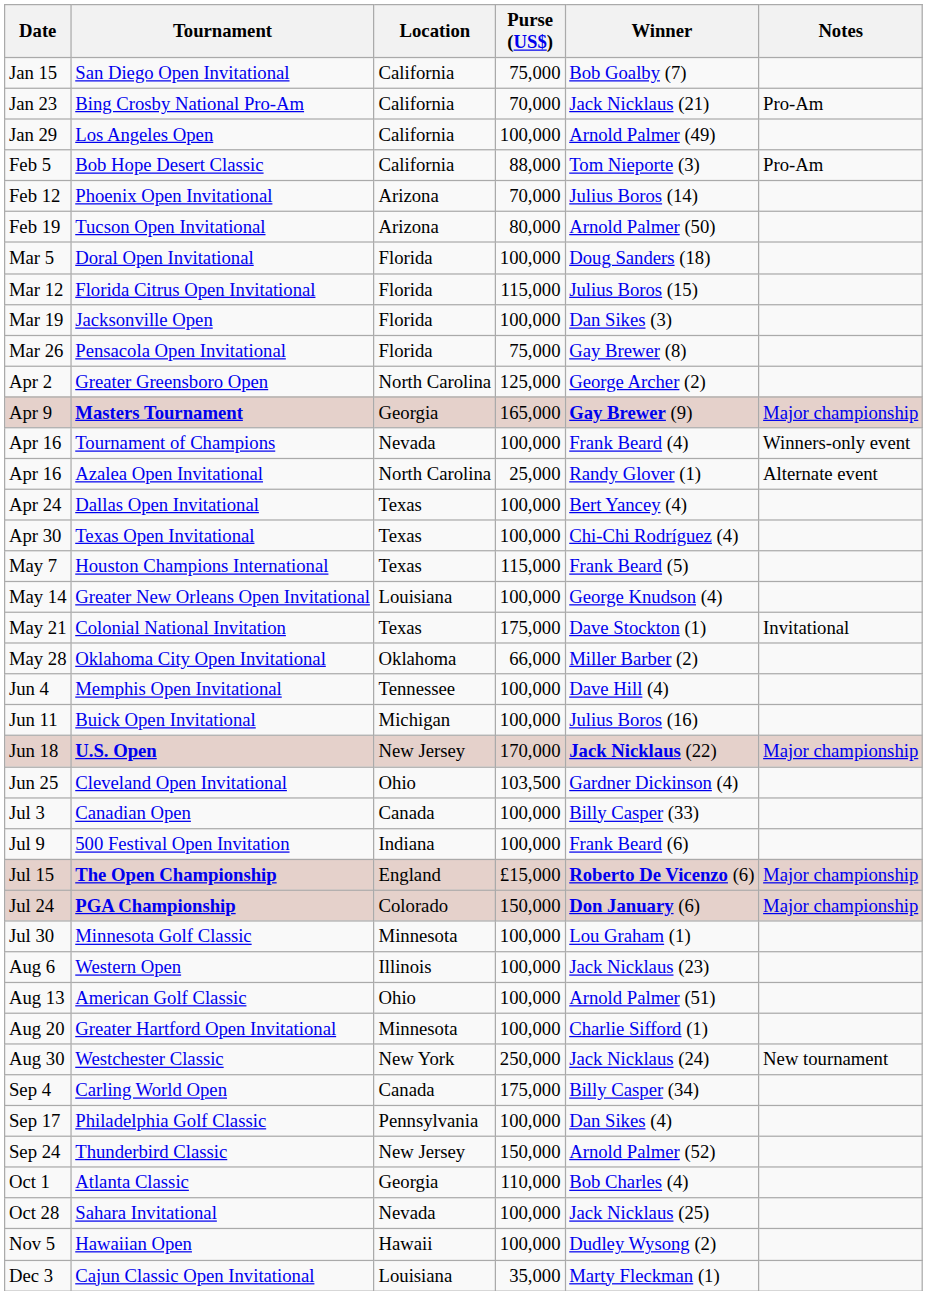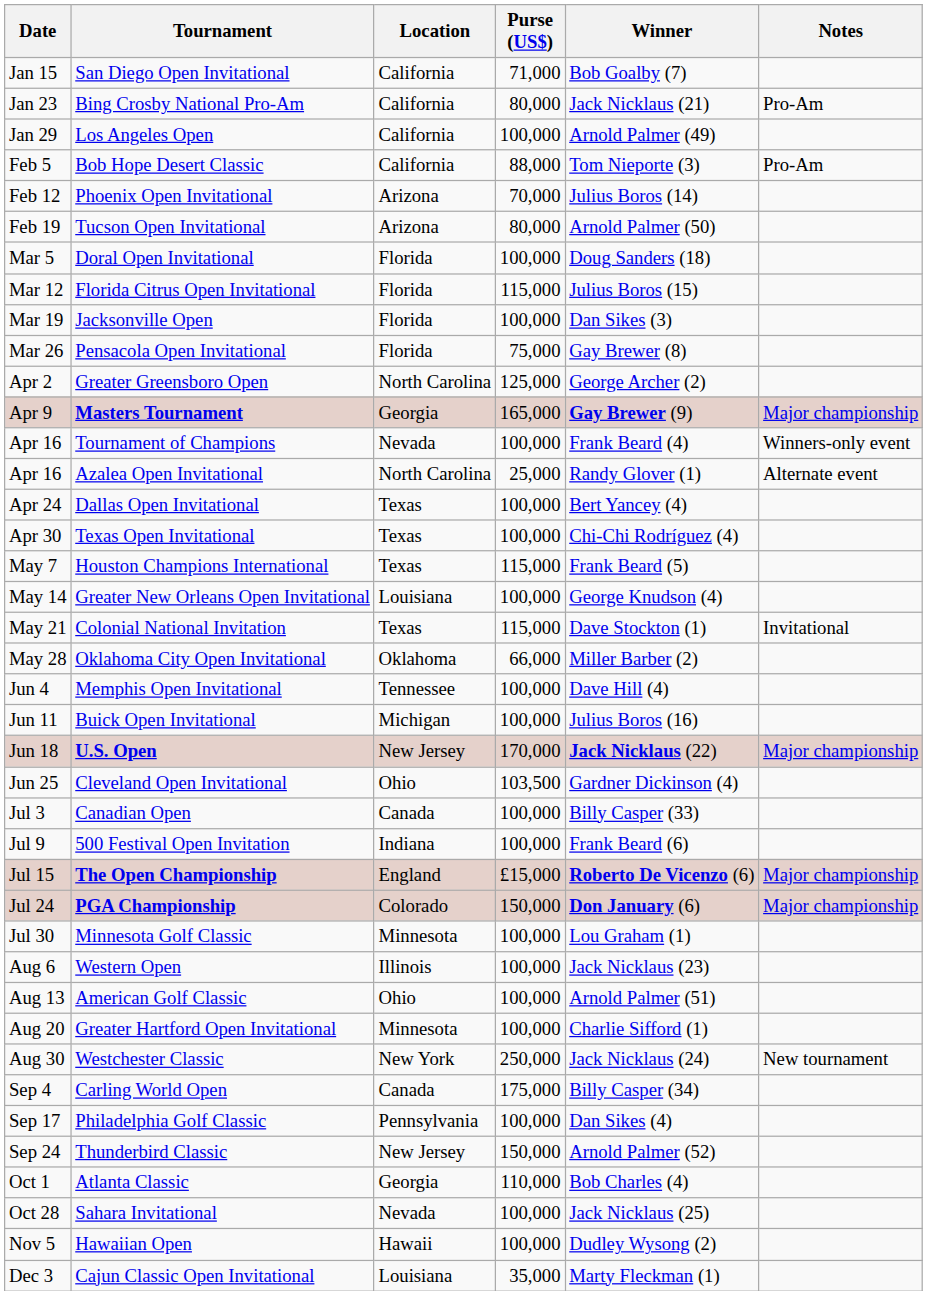(535, 73) 75,000 -> (535, 73) 71,000
(535, 103) 70,000 -> (535, 103) 80,000
(530, 627) 175,000 -> (531, 627) 115,000
